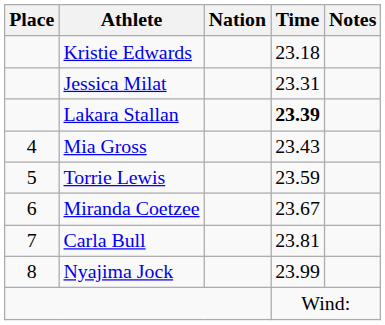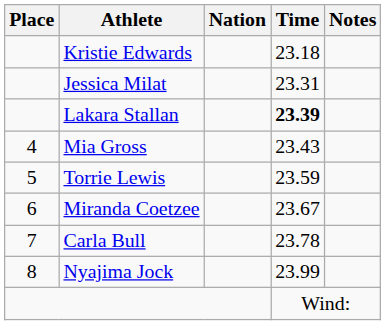(298, 240) 23.81 -> (298, 240) 23.78
